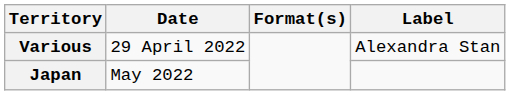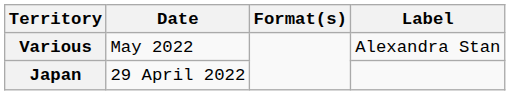(178, 47) 29 April 2022 -> (152, 47) May 2022
(152, 75) May 2022 -> (178, 75) 29 April 2022
